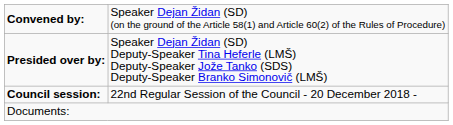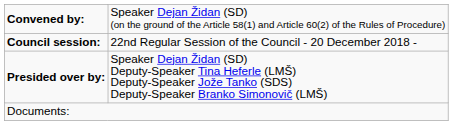rows swapped: (54, 94) <-> (56, 60)
